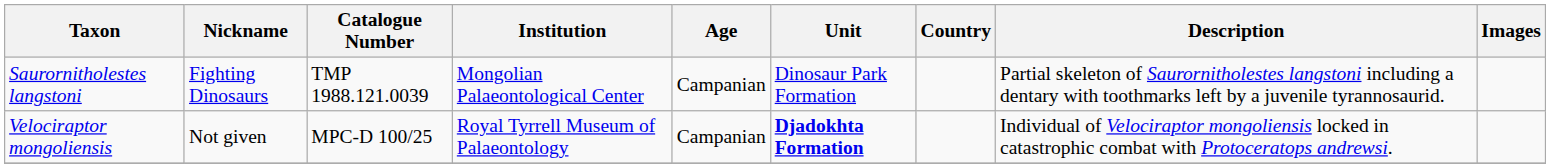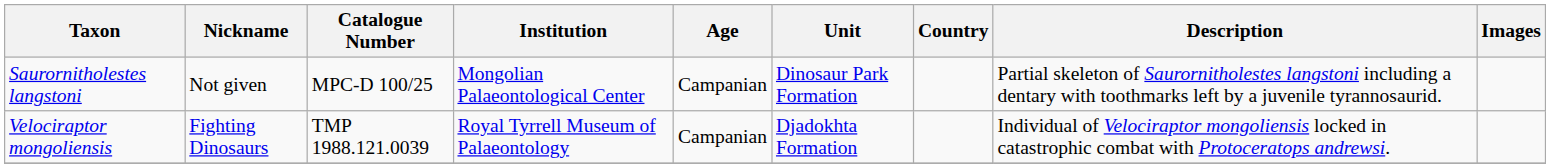(229, 83) Fighting Dinosaurs -> (228, 83) Not given
(370, 83) TMP 1988.121.0039 -> (372, 83) MPC-D 100/25
(228, 136) Not given -> (229, 136) Fighting Dinosaurs
(372, 136) MPC-D 100/25 -> (370, 136) TMP 1988.121.0039
(819, 136) bold -> (817, 136) normal
